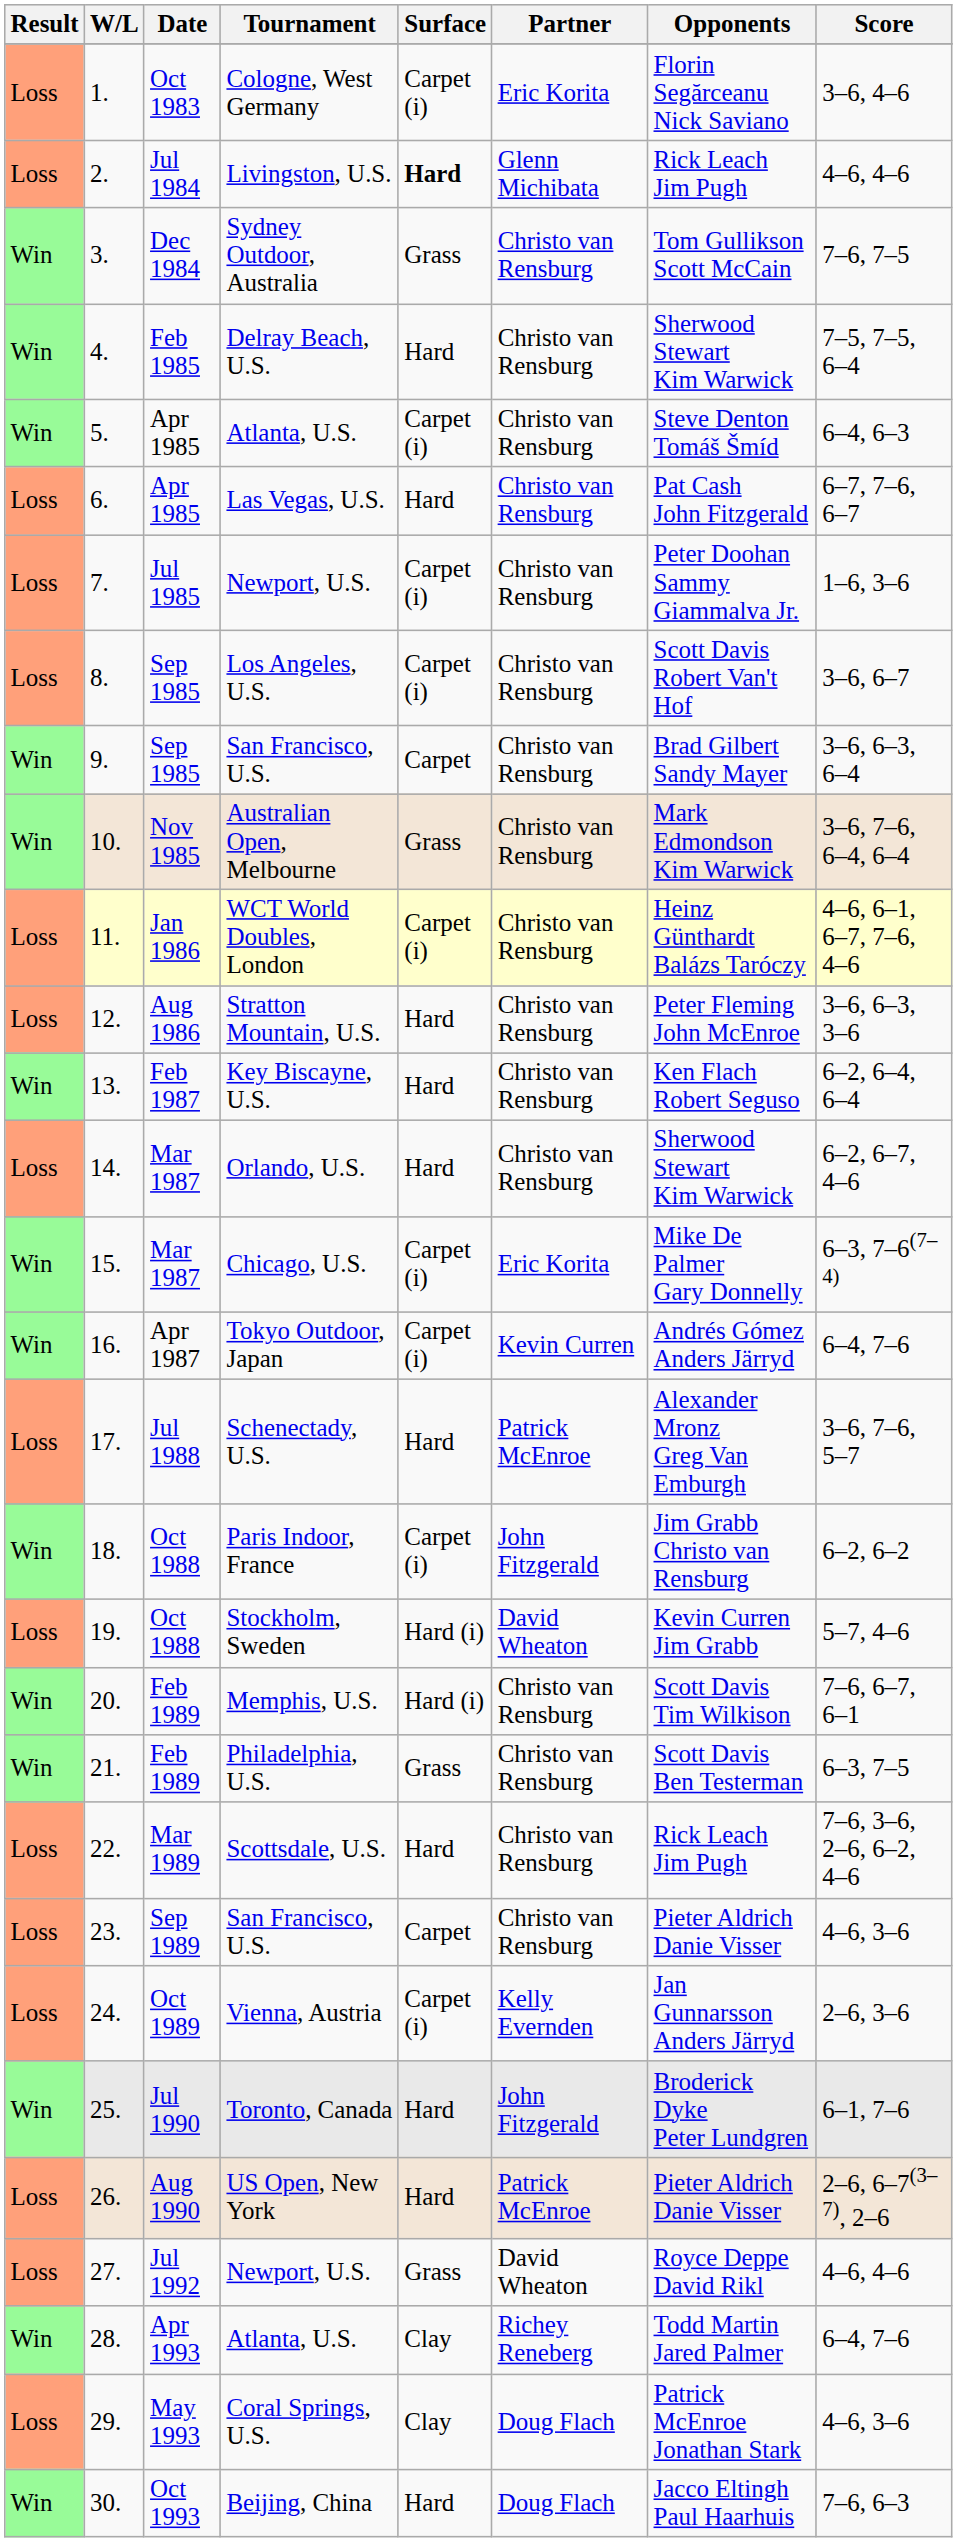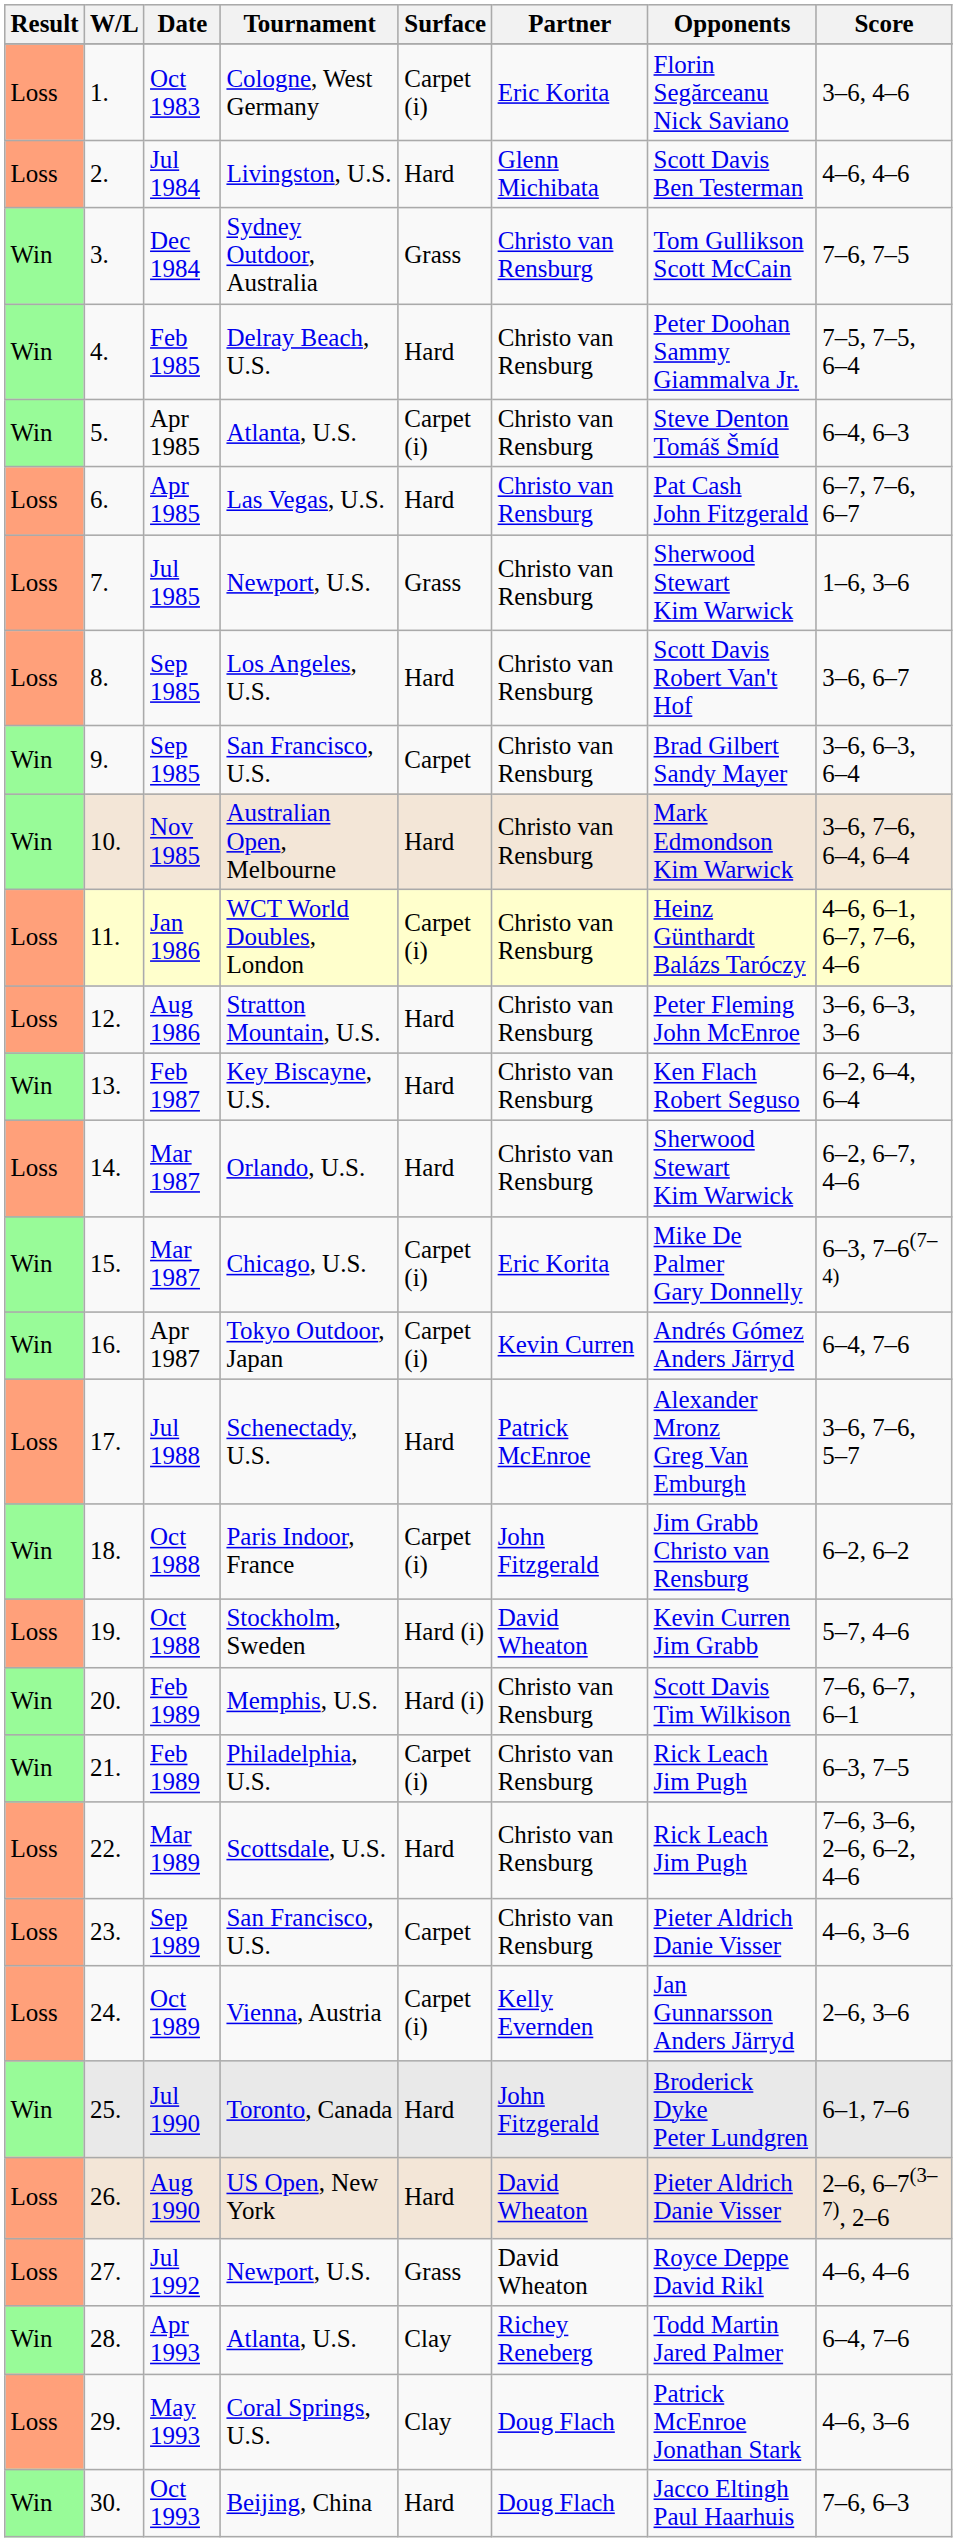(433, 173) bold -> (429, 173) normal
(711, 173) Rick Leach Jim Pugh -> (728, 173) Scott Davis Ben Testerman
(723, 351) Sherwood Stewart Kim Warwick -> (726, 351) Peter Doohan Sammy Giammalva Jr.
(438, 582) Carpet (i) -> (433, 582) Grass
(726, 582) Peter Doohan Sammy Giammalva Jr. -> (723, 582) Sherwood Stewart Kim Warwick
(438, 677) Carpet (i) -> (429, 677) Hard
(433, 841) Grass -> (429, 841) Hard
(433, 1768) Grass -> (438, 1768) Carpet (i)
(728, 1768) Scott Davis Ben Testerman -> (711, 1768) Rick Leach Jim Pugh
(544, 2197) Patrick McEnroe -> (543, 2197) David Wheaton
